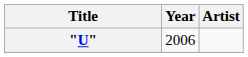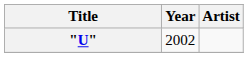(180, 40) 2006 -> (180, 40) 2002
